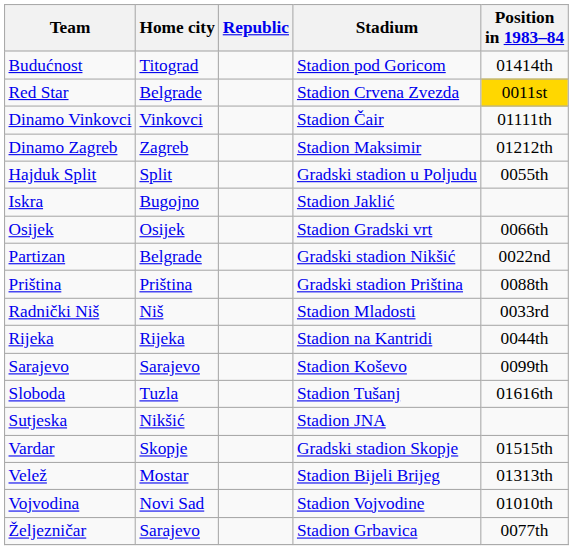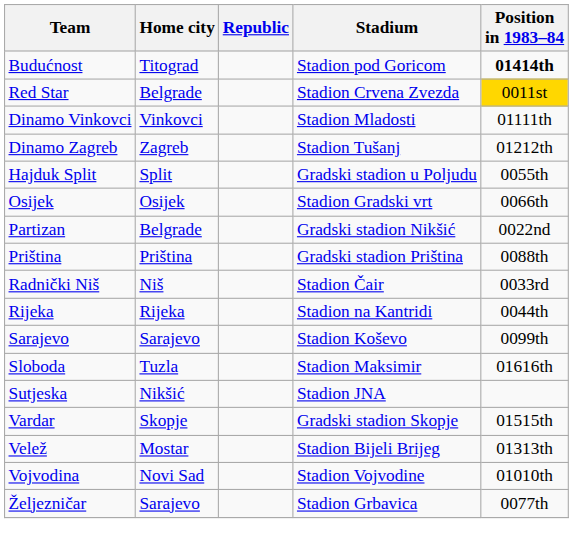(525, 65) normal -> (525, 65) bold
(340, 119) Stadion Čair -> (356, 119) Stadion Mladosti
(359, 147) Stadion Maksimir -> (349, 147) Stadion Tušanj
- row: (26, 202)
(356, 311) Stadion Mladosti -> (340, 284) Stadion Čair
(349, 393) Stadion Tušanj -> (359, 366) Stadion Maksimir
